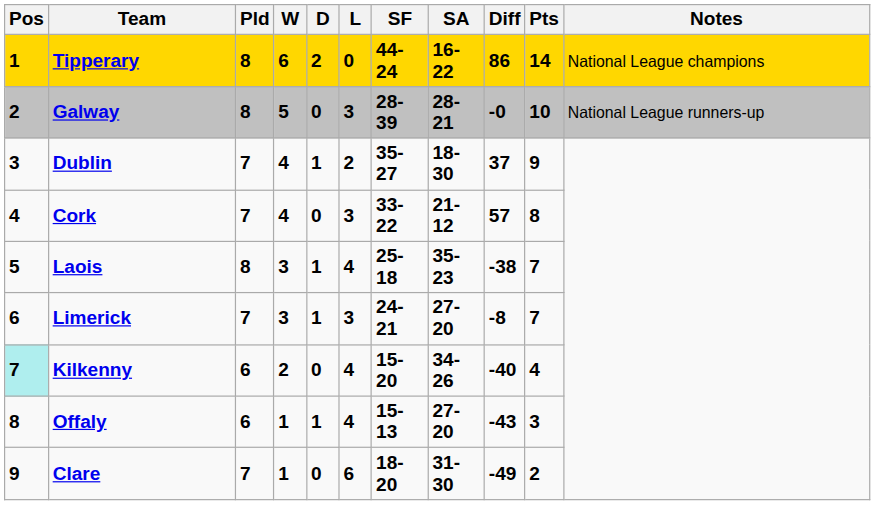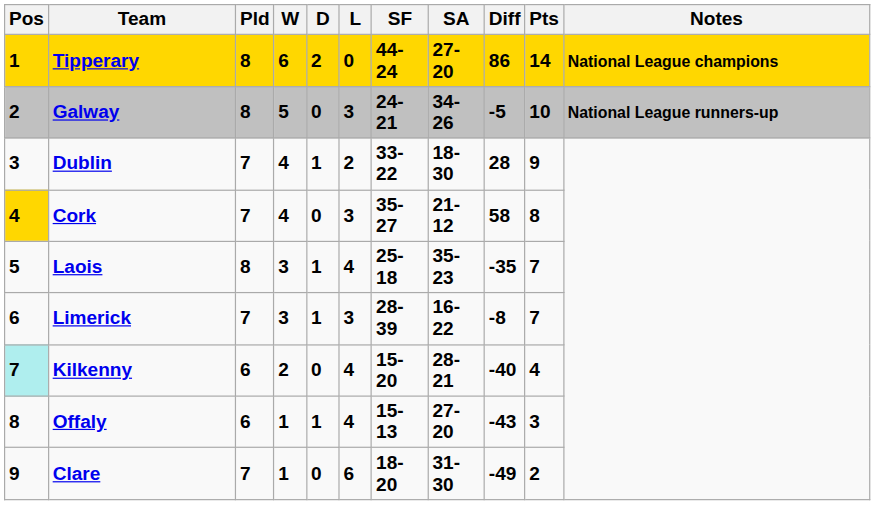(446, 60) 16-22 -> (446, 60) 27-20
(666, 61) normal -> (673, 60) bold
(390, 112) 28-39 -> (390, 112) 24-21
(446, 112) 28-21 -> (446, 112) 34-26
(497, 112) -0 -> (497, 112) -5
(666, 113) normal -> (673, 112) bold
(390, 163) 35-27 -> (390, 163) 33-22
(499, 163) 37 -> (499, 163) 28
(14, 215) no background -> (14, 215) gold background
(390, 215) 33-22 -> (390, 215) 35-27
(499, 215) 57 -> (499, 215) 58
(503, 266) -38 -> (503, 266) -35
(390, 318) 24-21 -> (390, 318) 28-39
(446, 318) 27-20 -> (446, 318) 16-22
(446, 370) 34-26 -> (446, 370) 28-21
